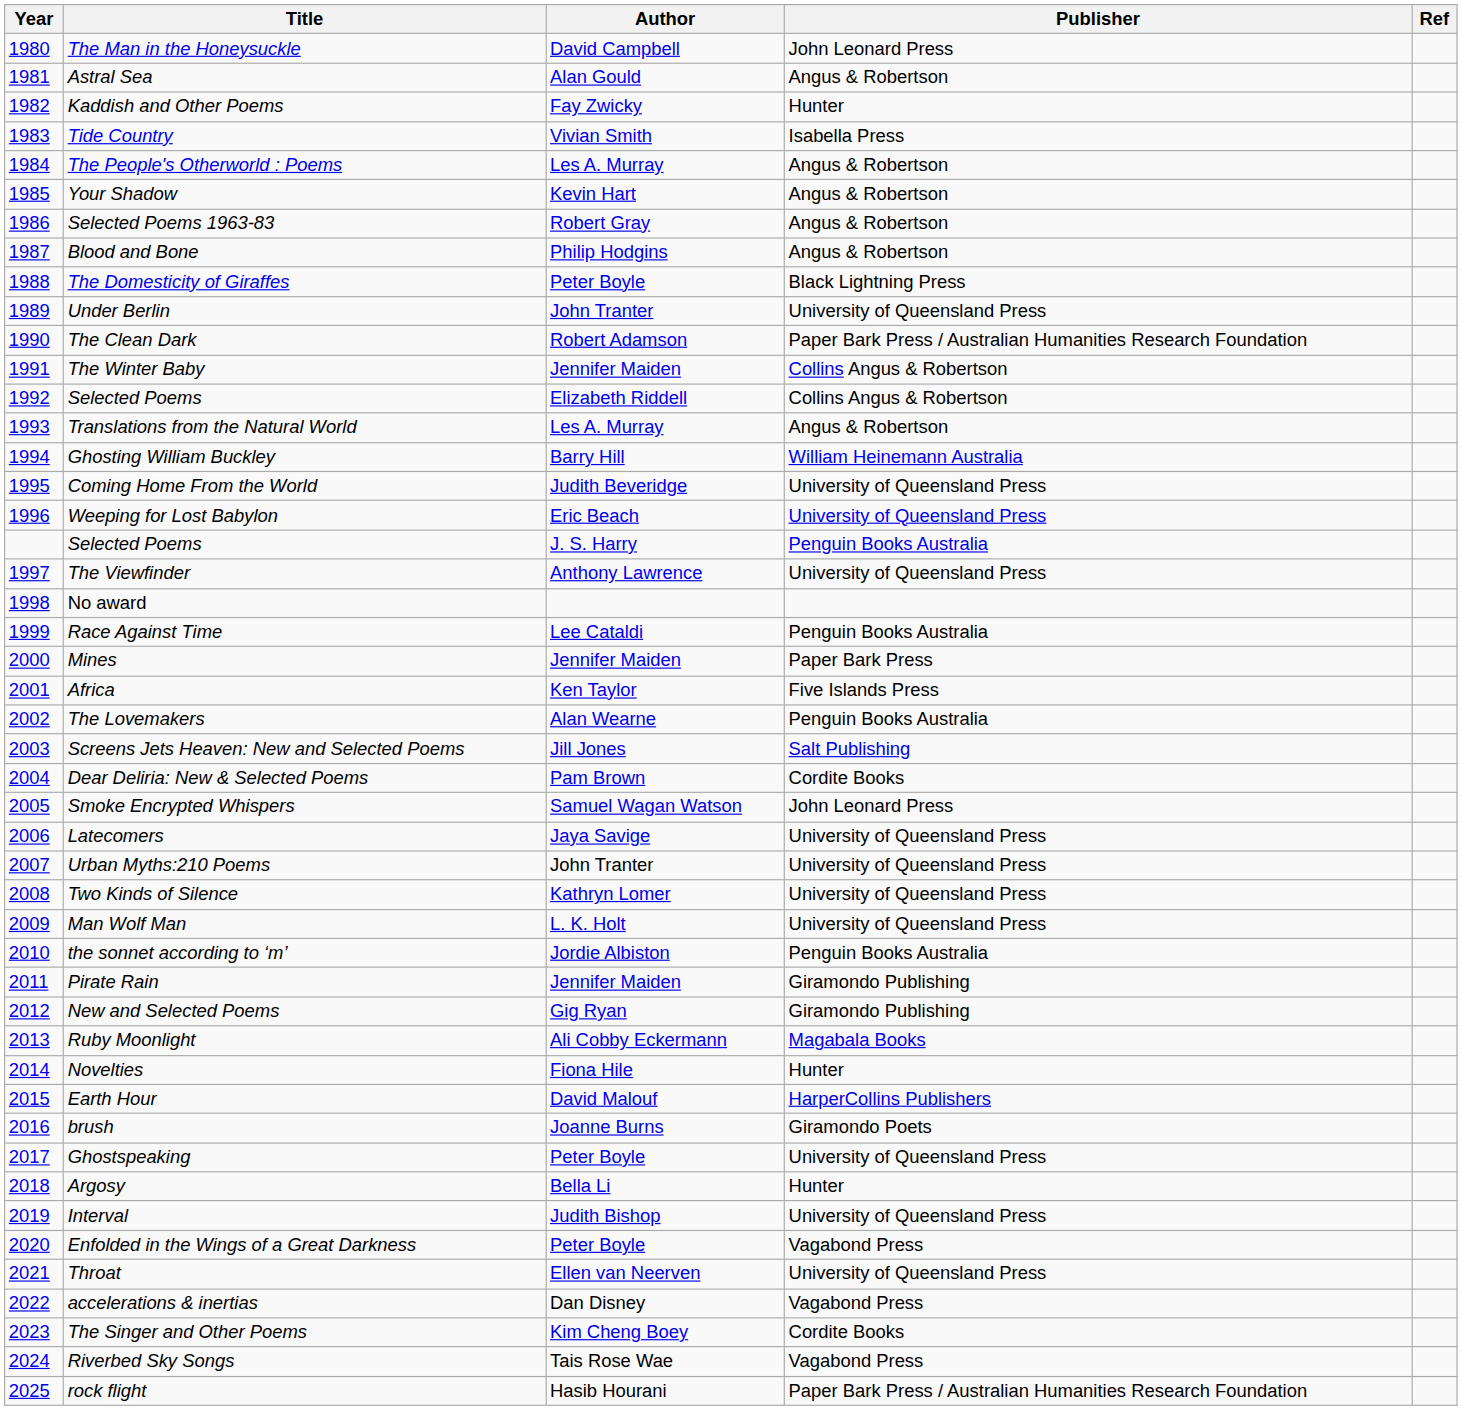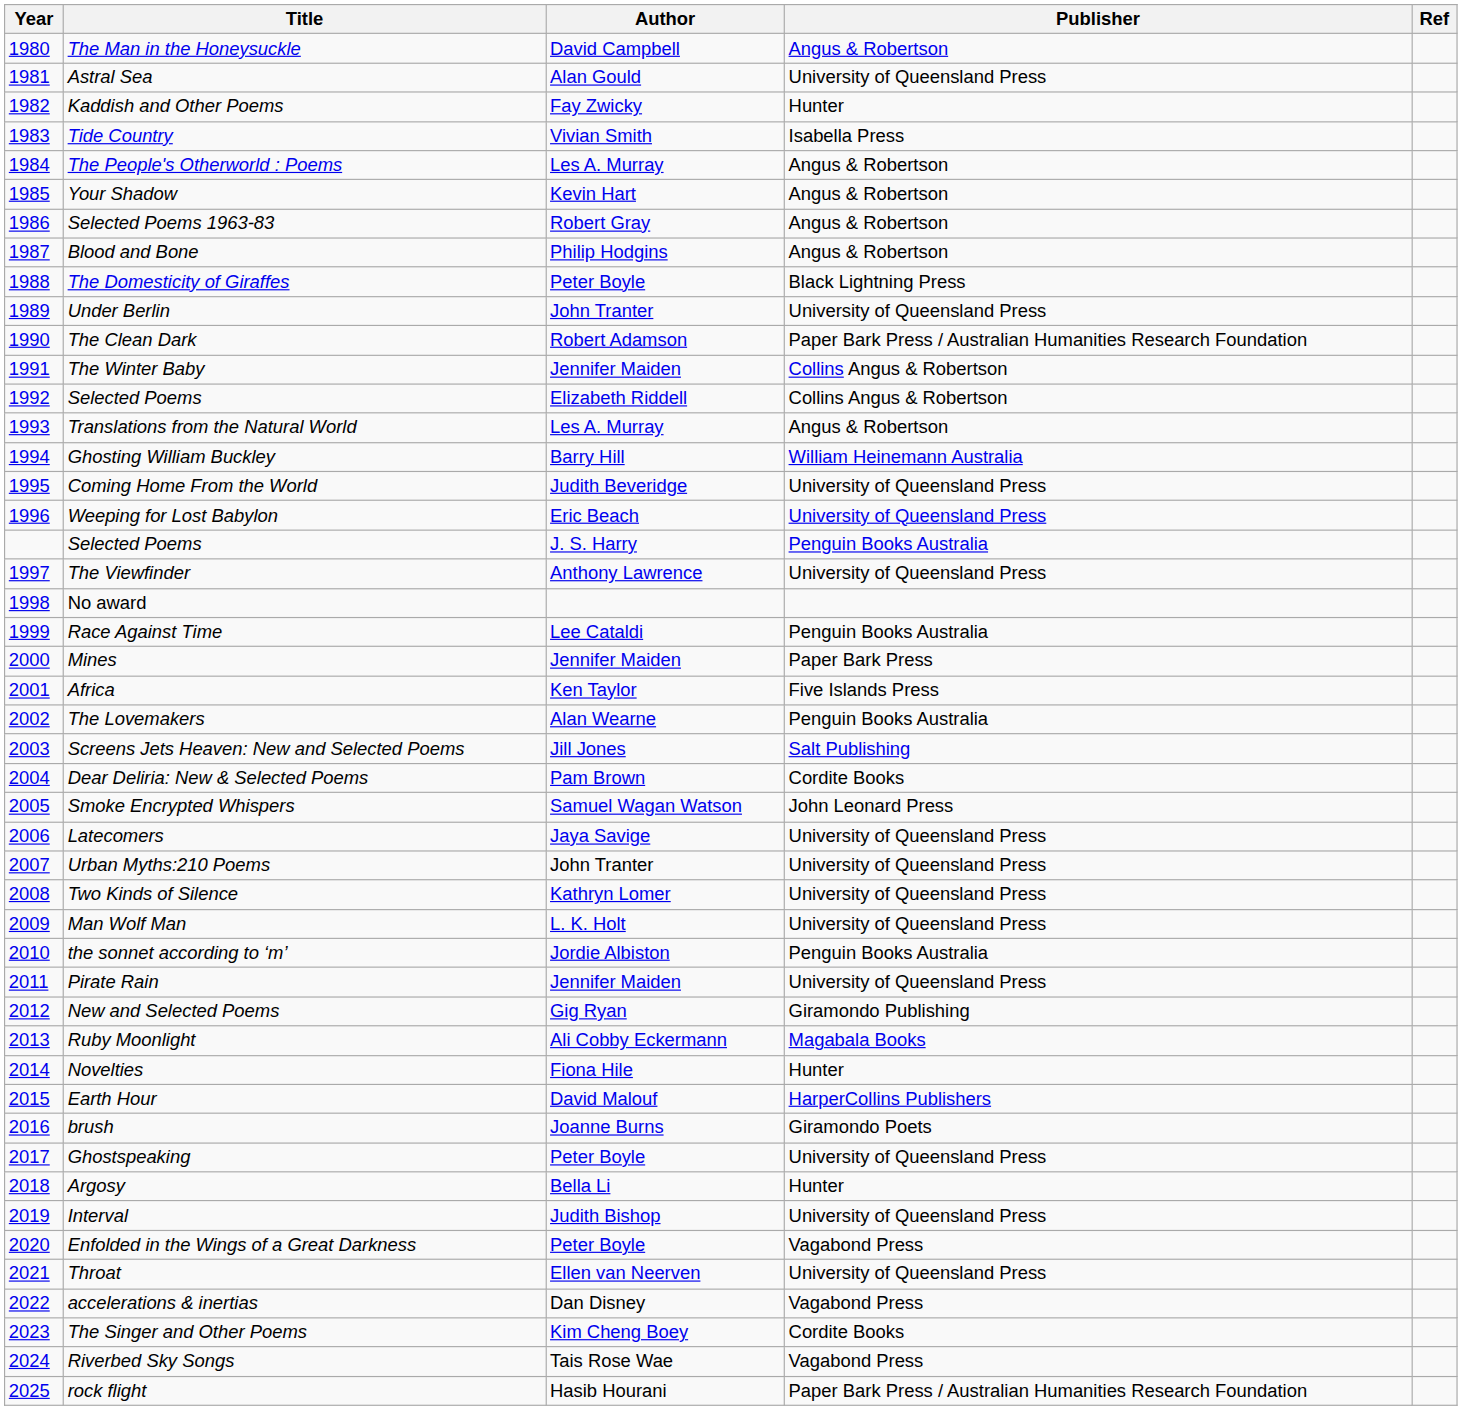(871, 48) John Leonard Press -> (868, 48) Angus & Robertson
(868, 77) Angus & Robertson -> (917, 77) University of Queensland Press
(879, 982) Giramondo Publishing -> (917, 982) University of Queensland Press
